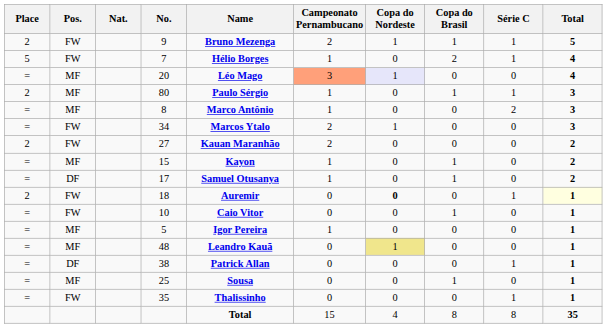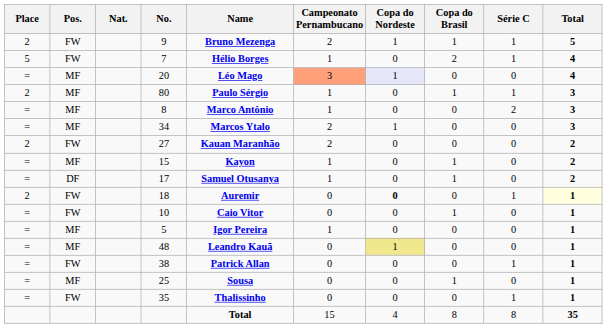(73, 127) FW -> (73, 127) MF
(73, 264) DF -> (73, 264) FW
